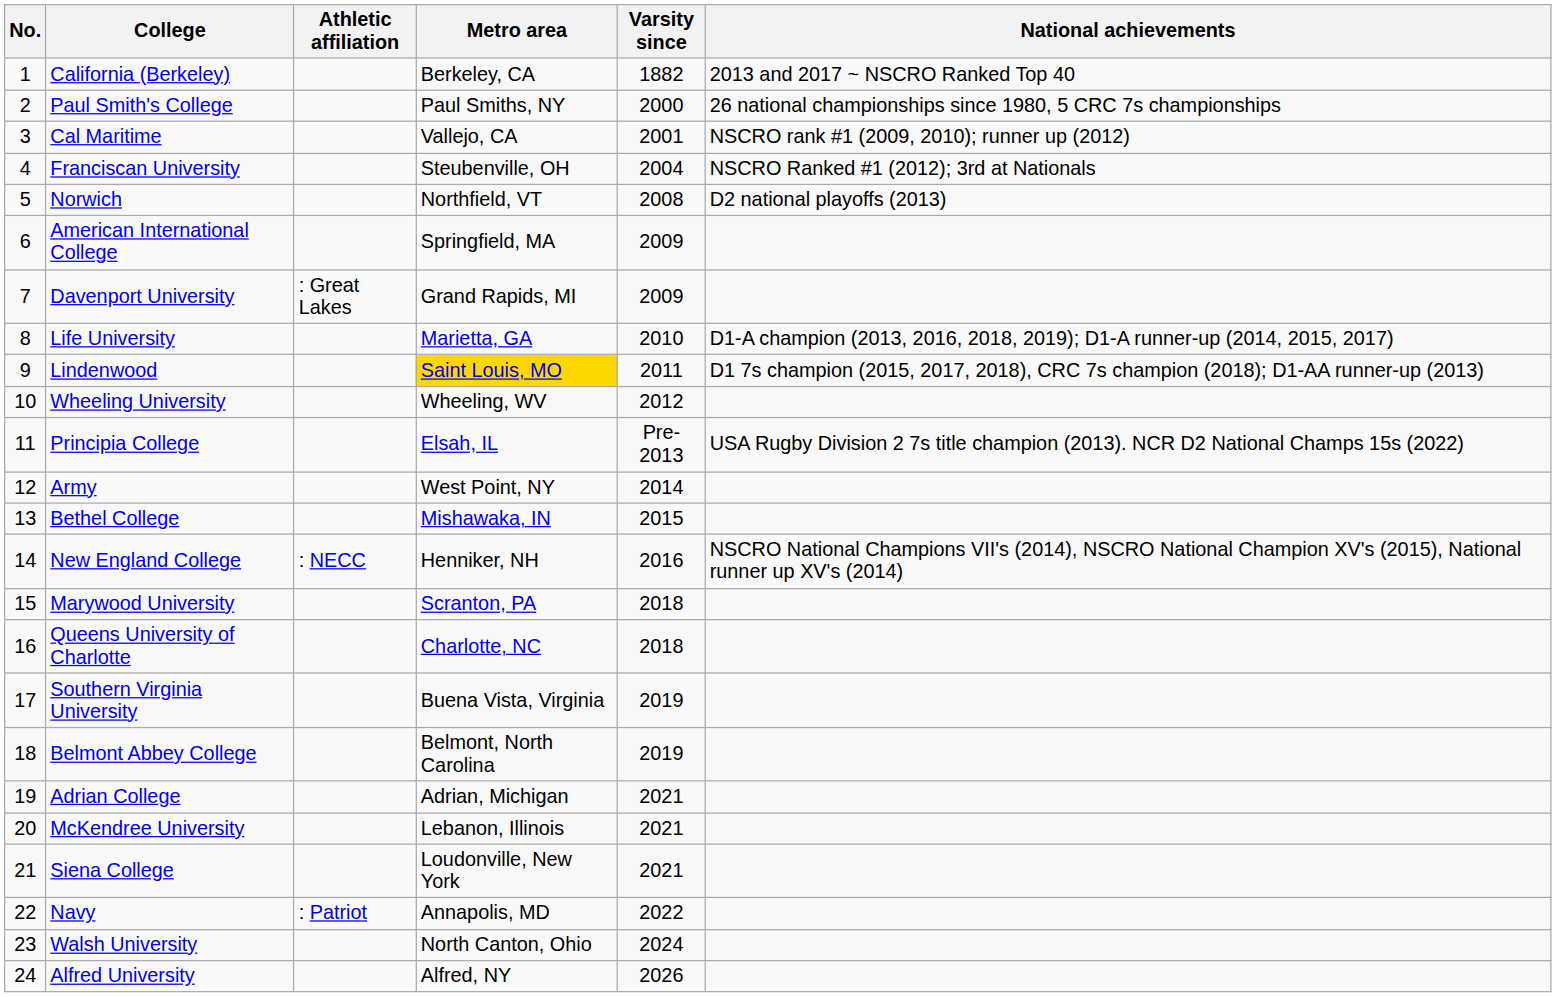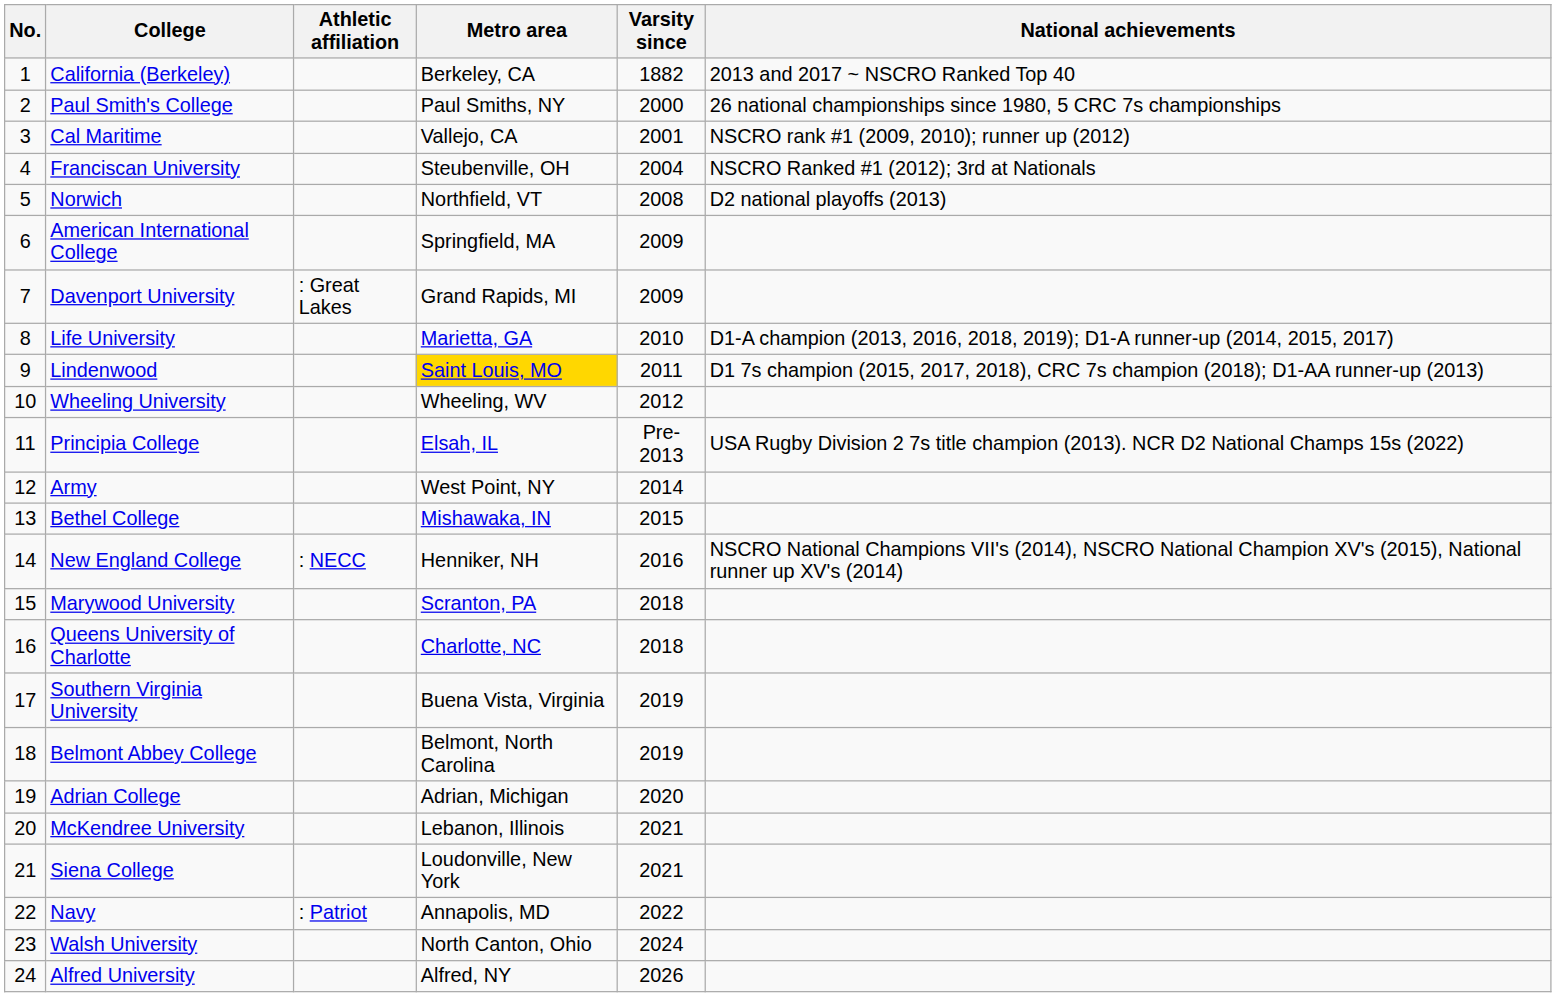(661, 796) 2021 -> (661, 796) 2020
